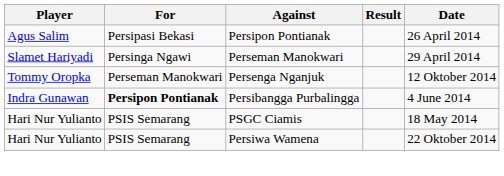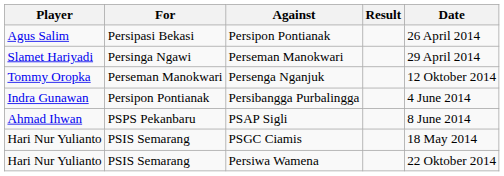(163, 98) bold -> (159, 98) normal
+ row: (258, 118)
